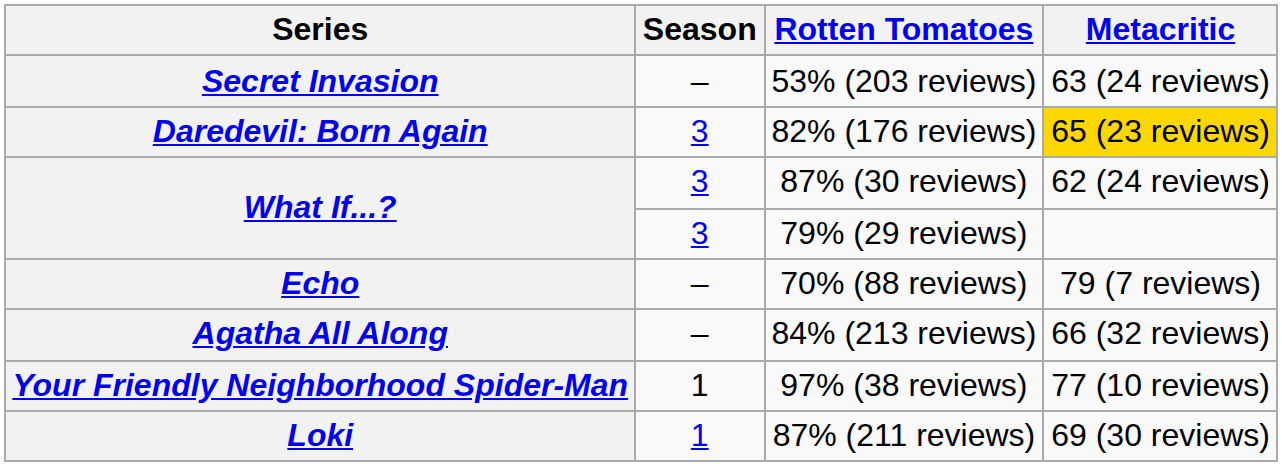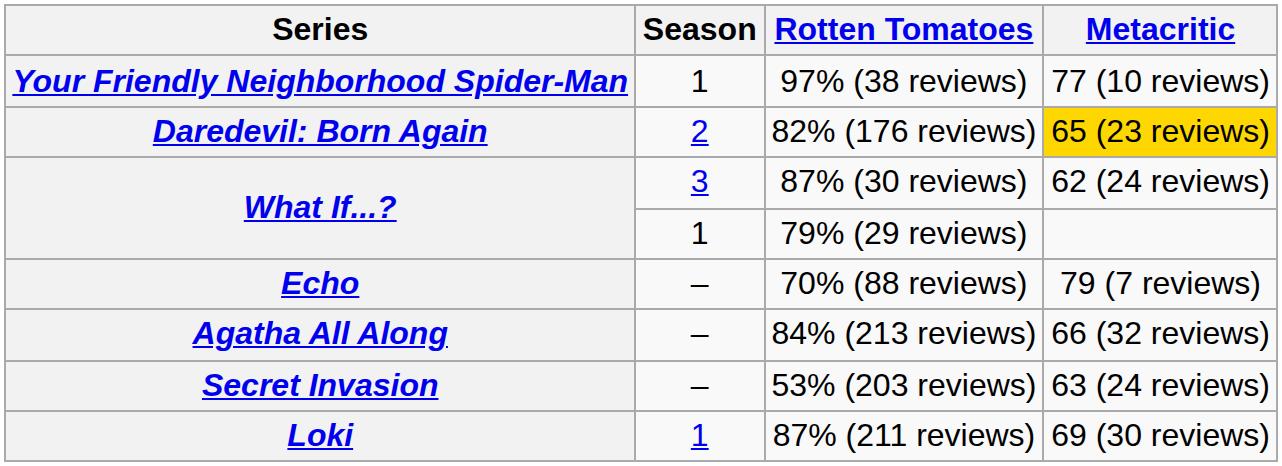rows swapped: (904, 80) <-> (904, 385)
(700, 131) 3 -> (700, 131) 2
(700, 232) 3 -> (700, 232) 1
